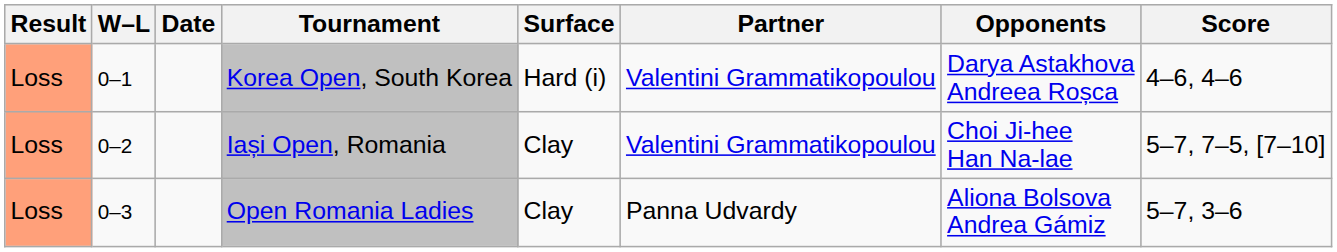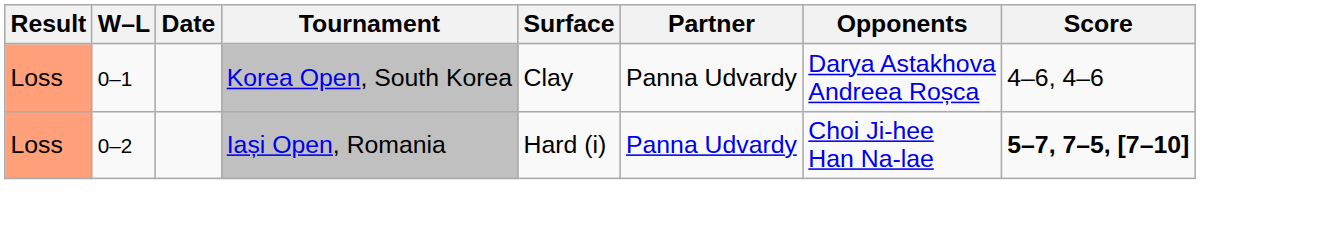(565, 77) Hard (i) -> (548, 77) Clay
(781, 77) Valentini Grammatikopoulou -> (711, 77) Panna Udvardy
(548, 144) Clay -> (565, 144) Hard (i)
(781, 144) Valentini Grammatikopoulou -> (711, 144) Panna Udvardy
(1236, 144) normal -> (1098, 144) bold
- row: (350, 211)
